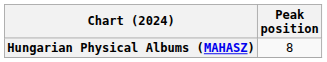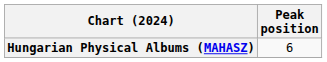(290, 48) 8 -> (290, 48) 6
